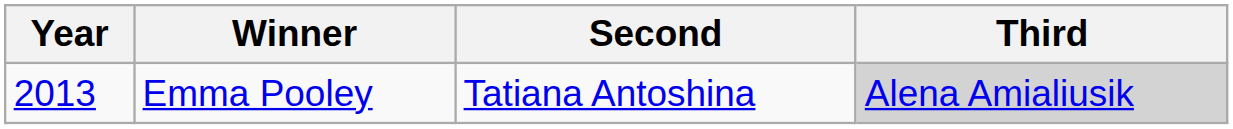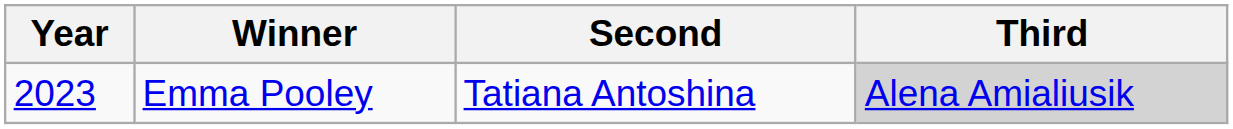(55, 92) 2013 -> (55, 92) 2023
